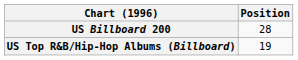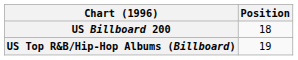(265, 30) 28 -> (265, 30) 18
